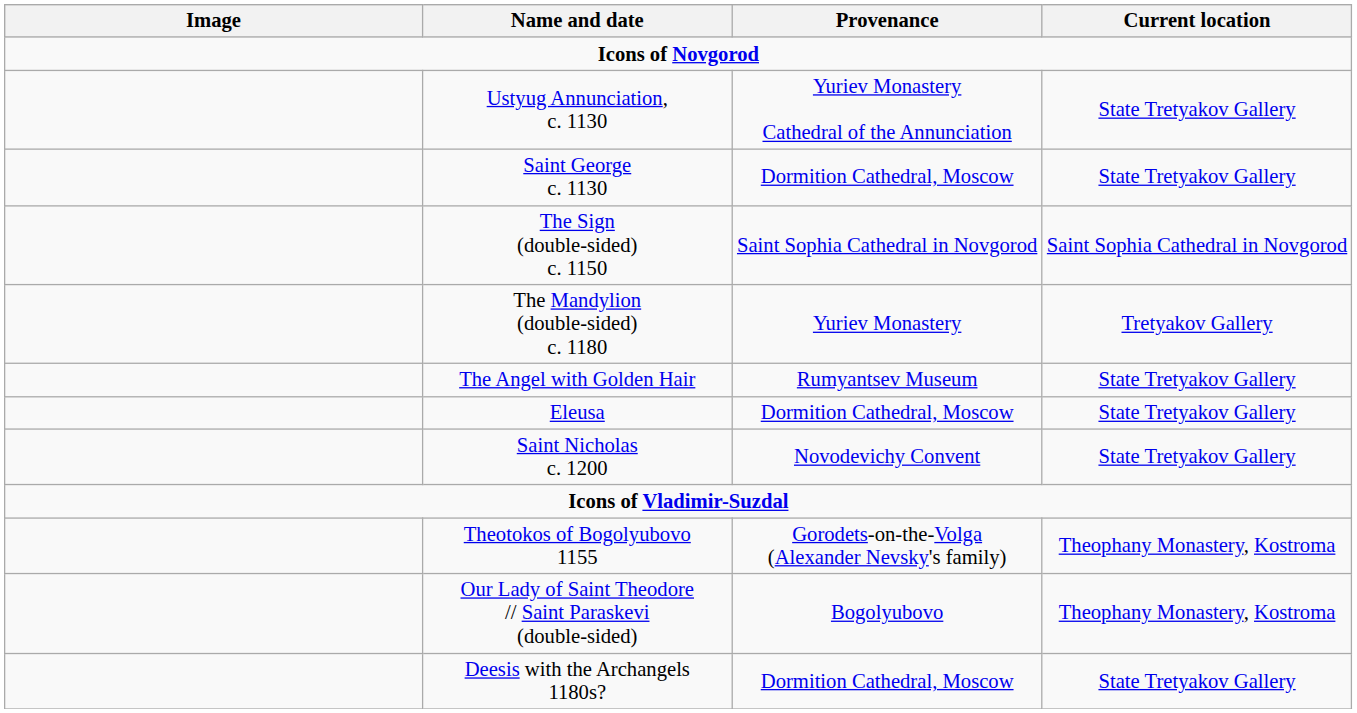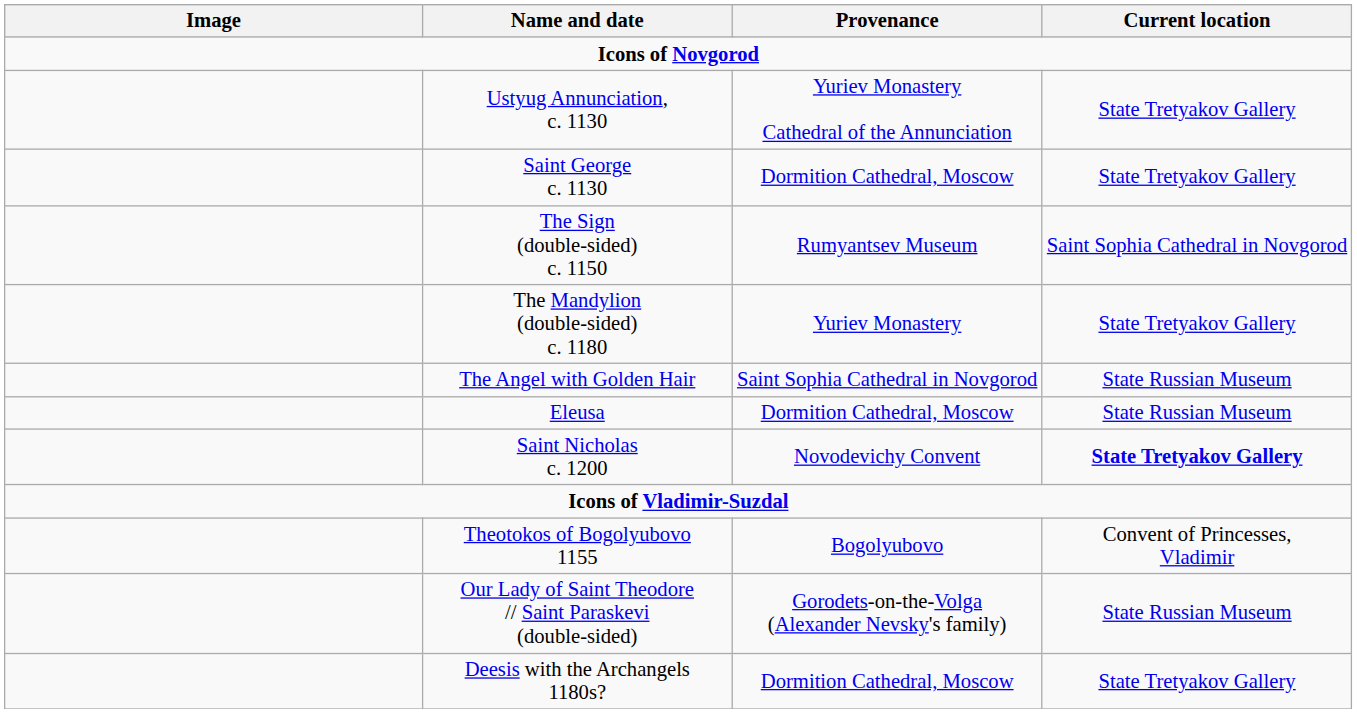(887, 244) Saint Sophia Cathedral in Novgorod -> (887, 244) Rumyantsev Museum
(1197, 323) Tretyakov Gallery -> (1197, 323) State Tretyakov Gallery
(887, 379) Rumyantsev Museum -> (887, 379) Saint Sophia Cathedral in Novgorod
(1197, 379) State Tretyakov Gallery -> (1197, 379) State Russian Museum
(1197, 412) State Tretyakov Gallery -> (1197, 412) State Russian Museum
(1197, 456) normal -> (1197, 456) bold
(887, 545) Gorodets-on-the-Volga (Alexander Nevsky's family) -> (887, 545) Bogolyubovo
(1197, 545) Theophany Monastery, Kostroma -> (1197, 545) Convent of Princesses, Vladimir
(887, 613) Bogolyubovo -> (887, 613) Gorodets-on-the-Volga (Alexander Nevsky's family)
(1197, 613) Theophany Monastery, Kostroma -> (1197, 613) State Russian Museum
